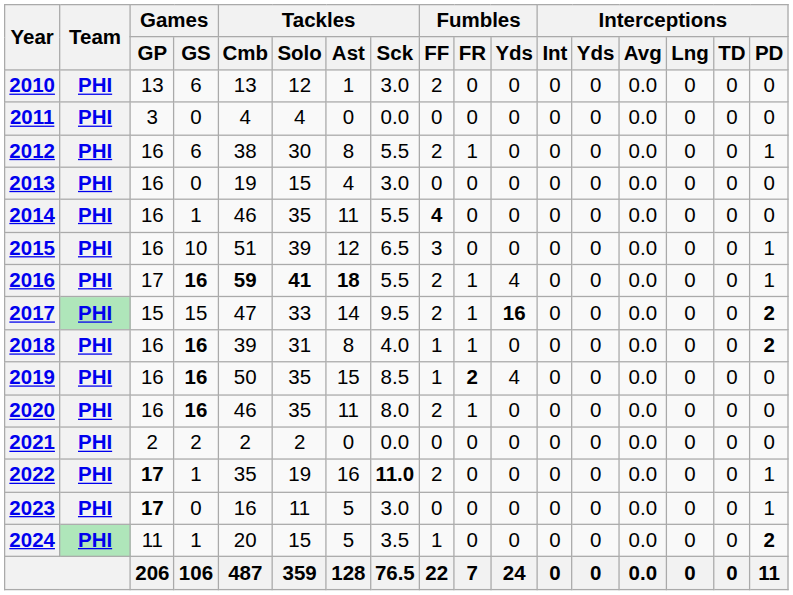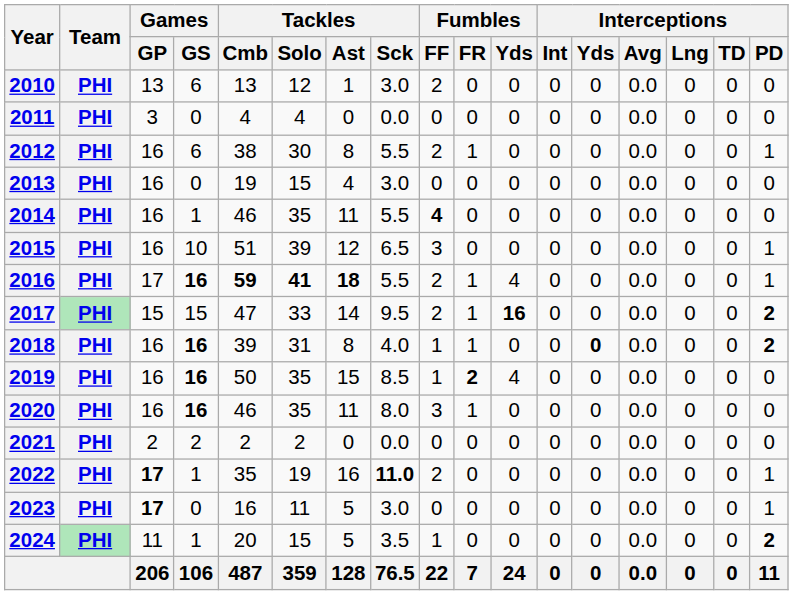(596, 345) normal -> (596, 345) bold
(437, 410) 2 -> (437, 410) 3
